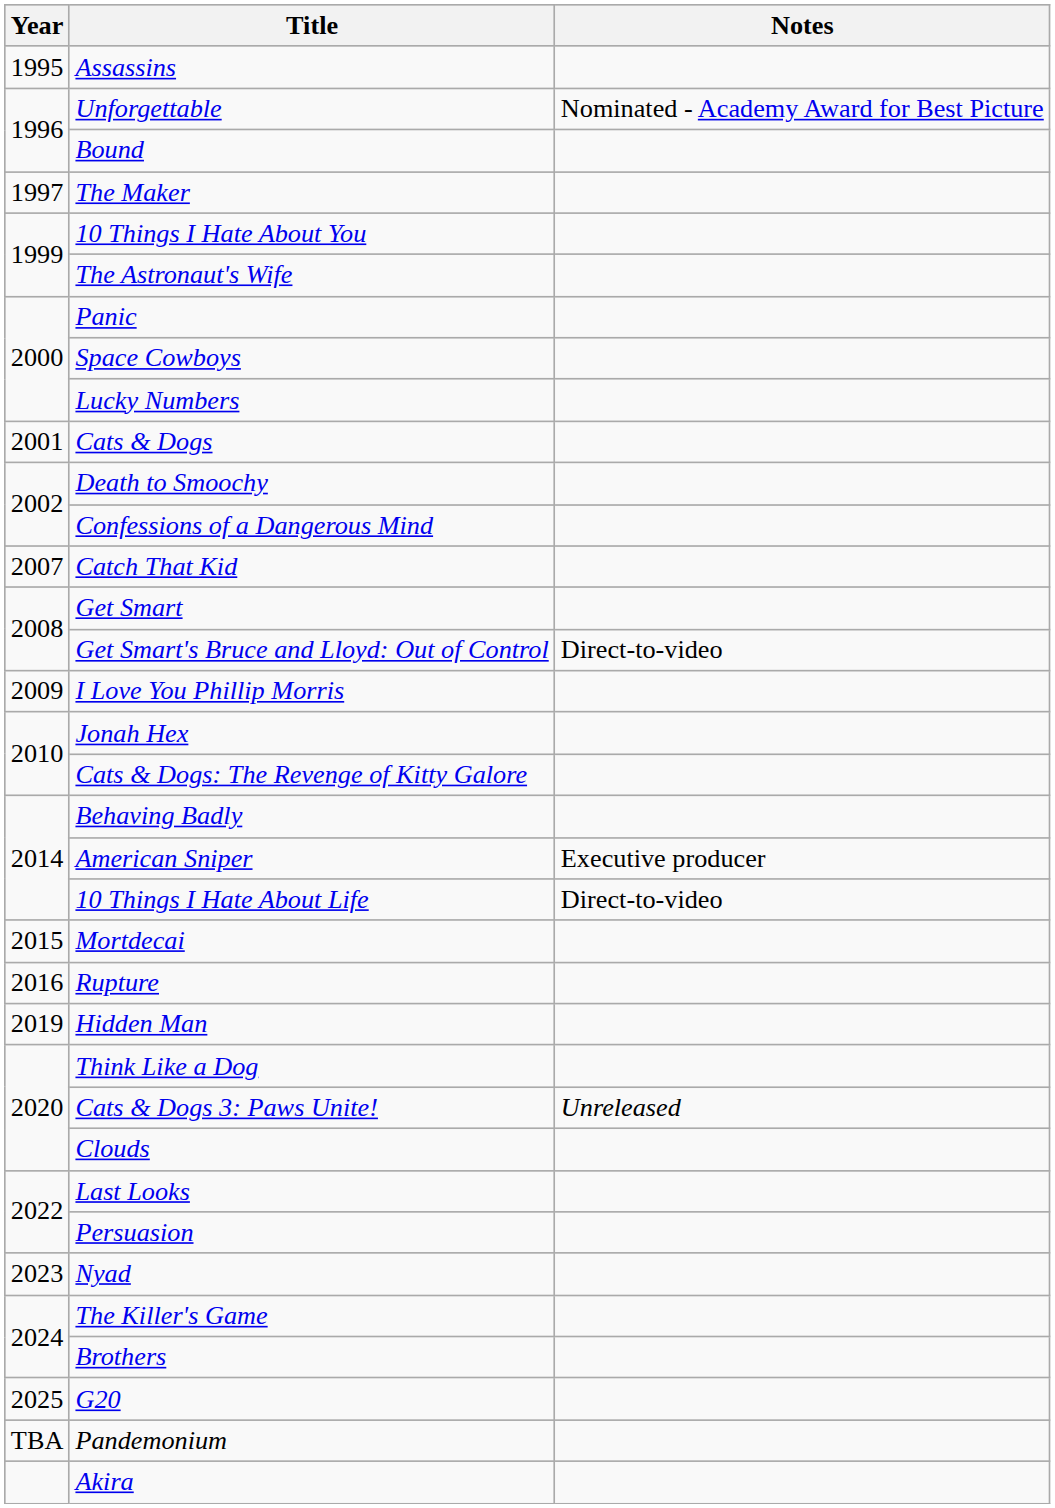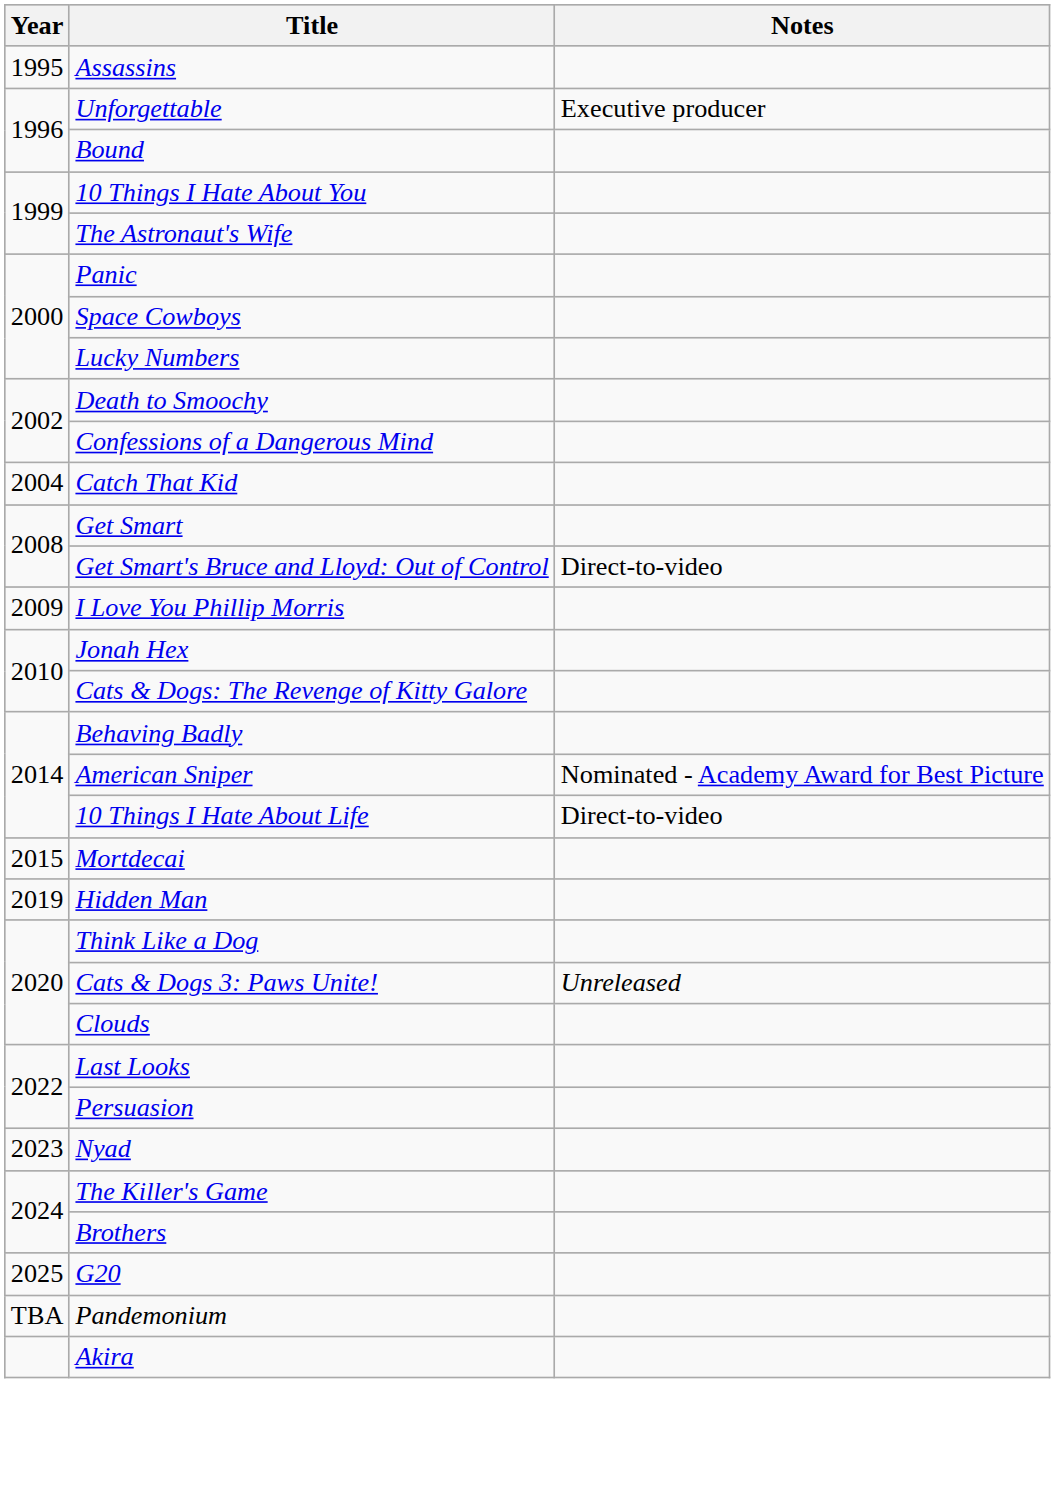(802, 108) Nominated - Academy Award for Best Picture -> (663, 108) Executive producer
- row: (133, 191)
- row: (144, 441)
(37, 566) 2007 -> (37, 483) 2004
(663, 857) Executive producer -> (802, 774) Nominated - Academy Award for Best Picture
- row: (117, 982)
